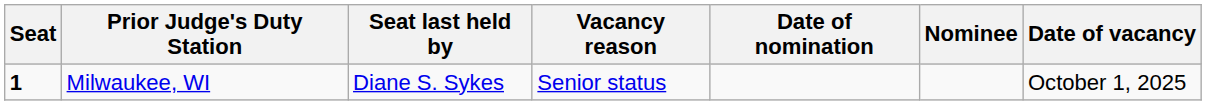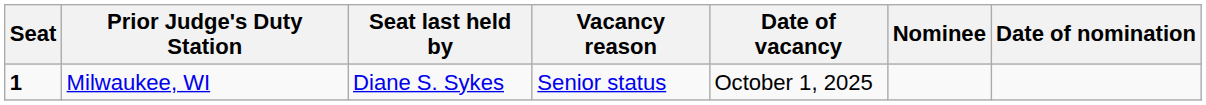columns swapped: (1112, 34) <-> (814, 34)
